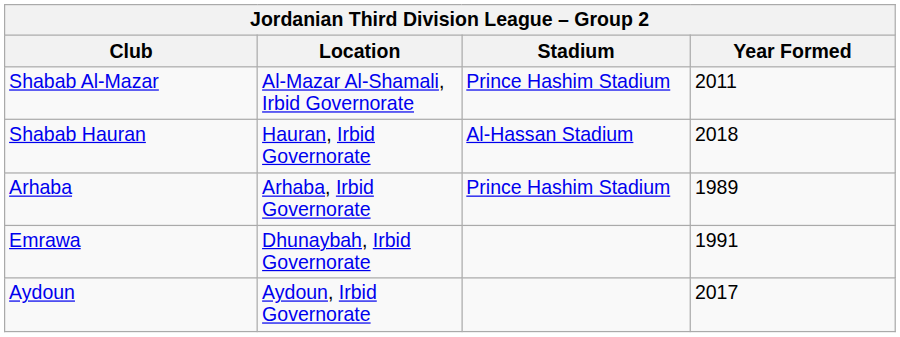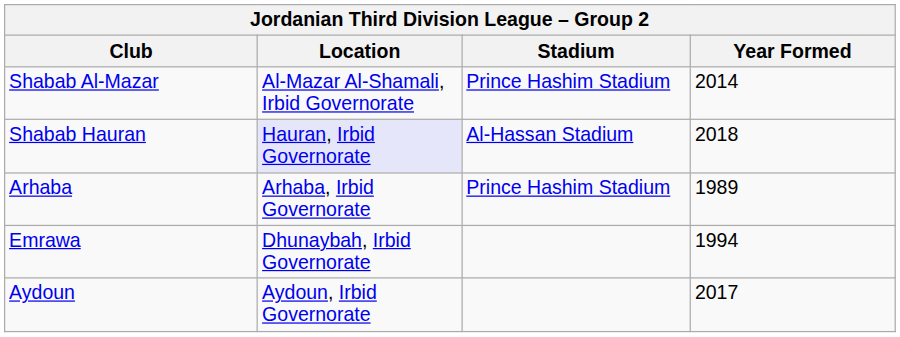(716, 81) 2011 -> (717, 81) 2014
(319, 145) no background -> (319, 145) lavender background
(717, 240) 1991 -> (717, 240) 1994
